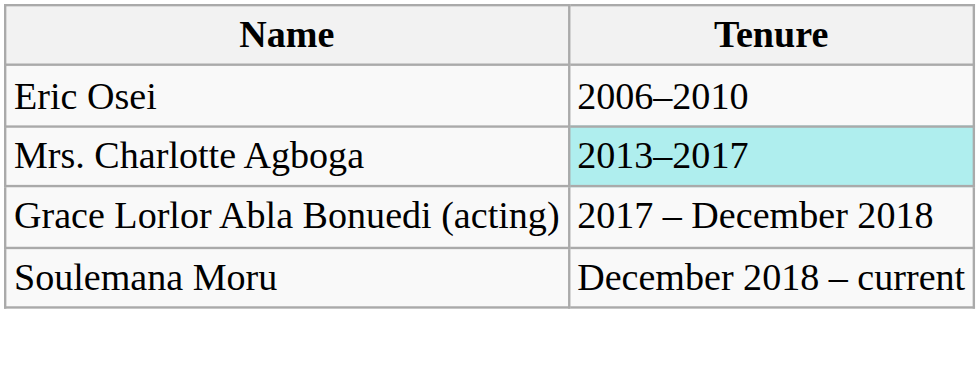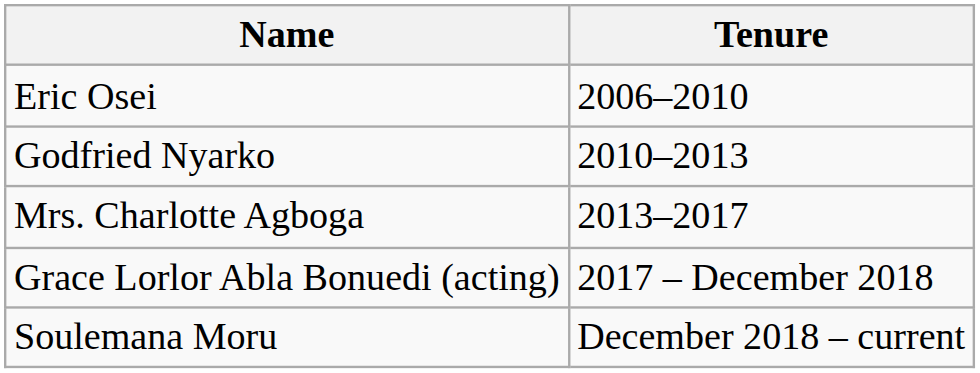+ row: (145, 155)
(663, 155) paleturquoise background -> (663, 215) no background
